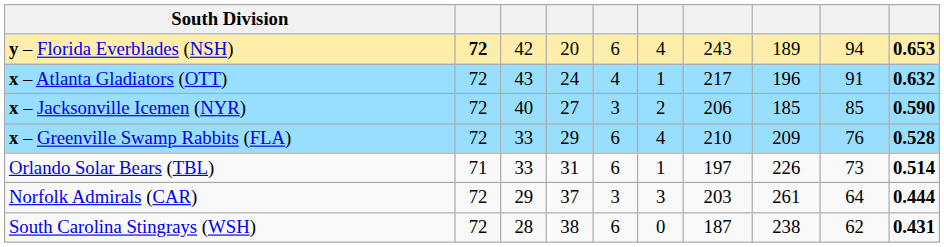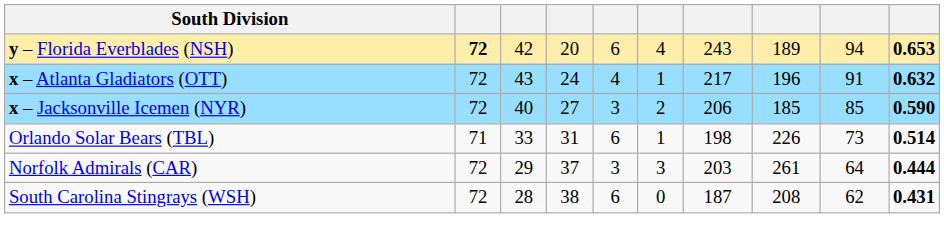- row: (150, 138)
(718, 167) 197 -> (718, 138) 198
(786, 227) 238 -> (786, 197) 208
